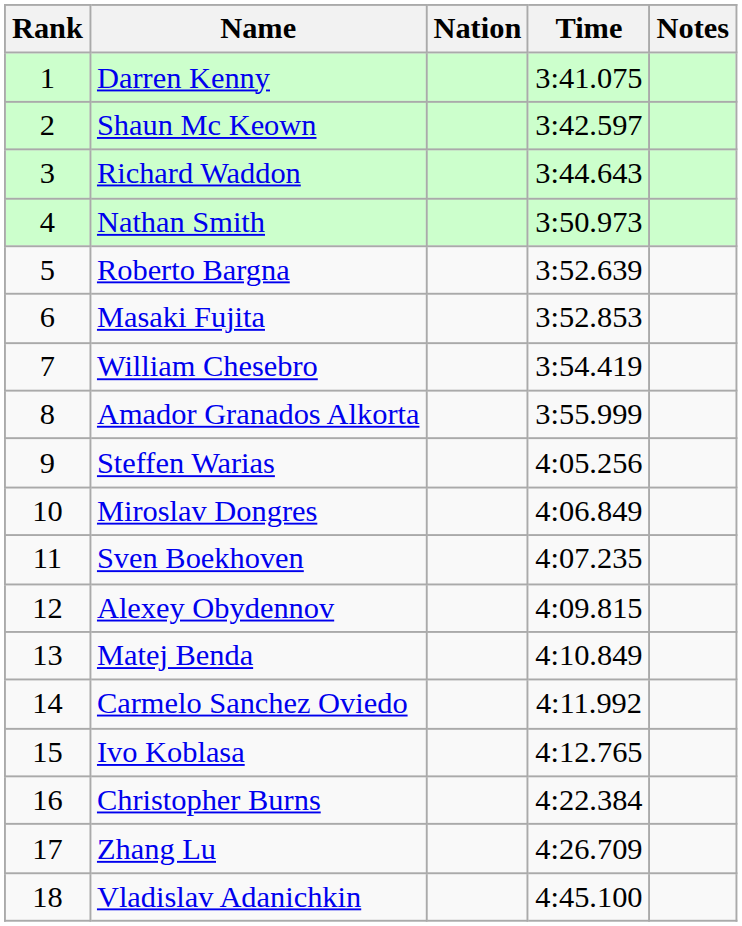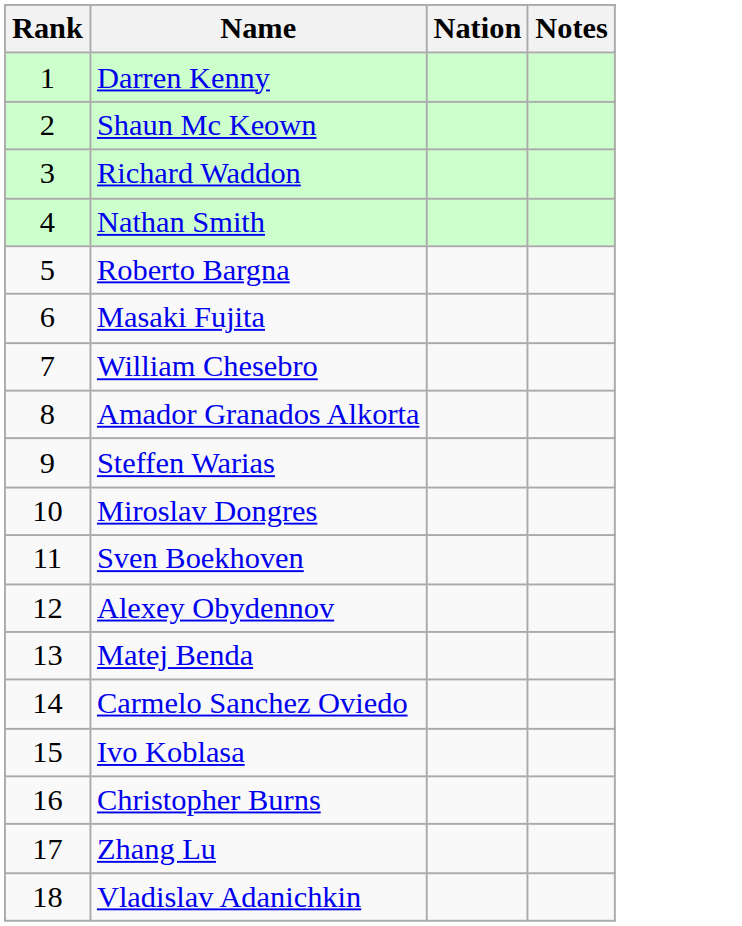- column: (589, 28)
